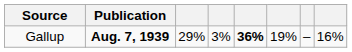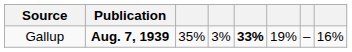(192, 37) 29% -> (192, 37) 35%
(250, 37) 36% -> (250, 37) 33%
